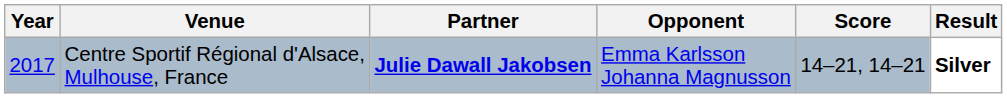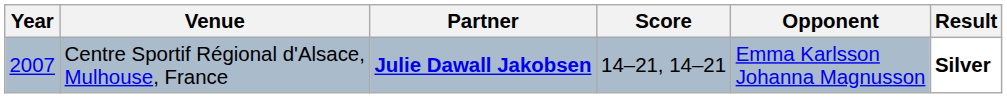columns swapped: (696, 21) <-> (863, 21)
(32, 65) 2017 -> (32, 65) 2007
